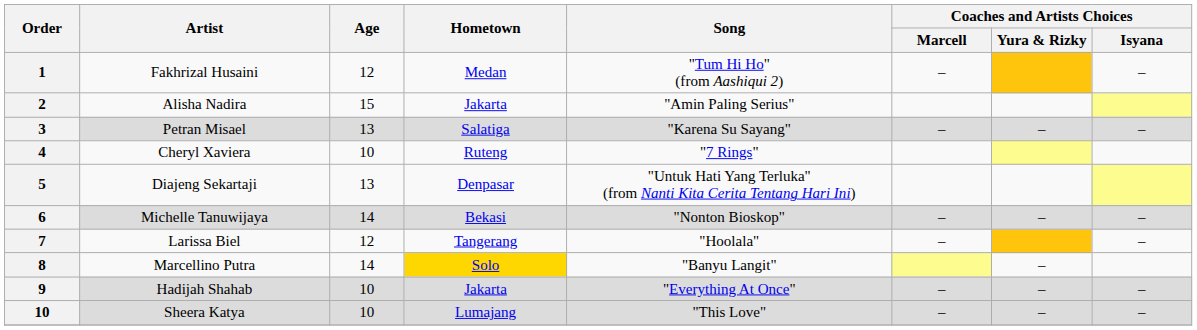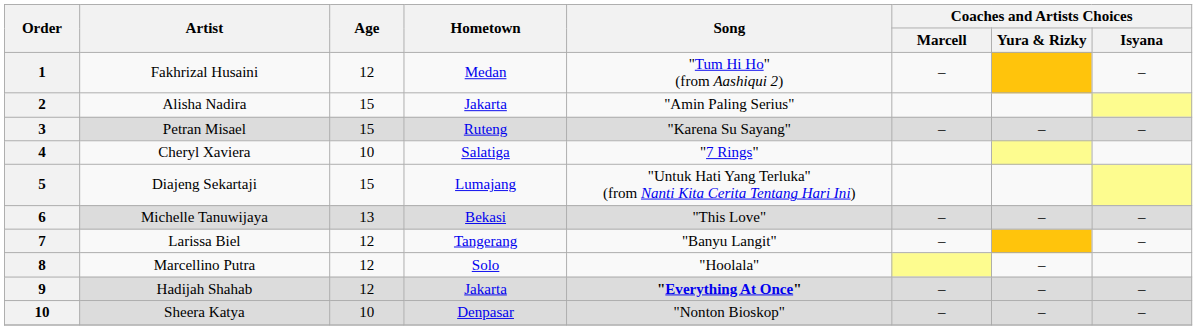(367, 128) 13 -> (367, 128) 15
(486, 128) Salatiga -> (486, 128) Ruteng
(486, 152) Ruteng -> (486, 152) Salatiga
(367, 184) 13 -> (367, 184) 15
(486, 184) Denpasar -> (486, 184) Lumajang
(367, 217) 14 -> (367, 217) 13
(729, 217) "Nonton Bioskop" -> (729, 217) "This Love"
(729, 241) "Hoolala" -> (729, 241) "Banyu Langit"
(367, 264) 14 -> (367, 264) 12
(486, 264) gold background -> (486, 264) no background
(729, 264) "Banyu Langit" -> (729, 264) "Hoolala"
(367, 288) 10 -> (367, 288) 12
(729, 288) normal -> (729, 288) bold
(486, 312) Lumajang -> (486, 312) Denpasar
(729, 312) "This Love" -> (729, 312) "Nonton Bioskop"
